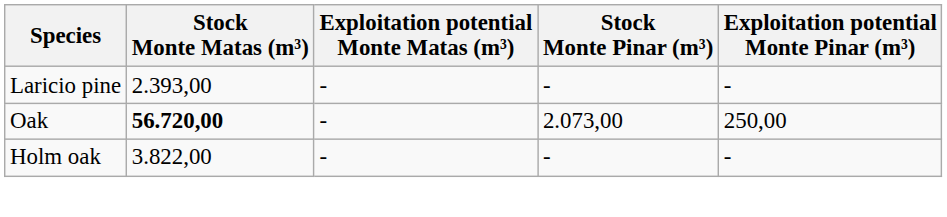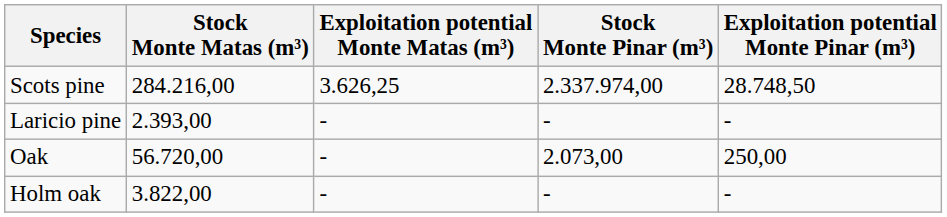+ row: (57, 84)
(177, 120) bold -> (177, 157) normal
